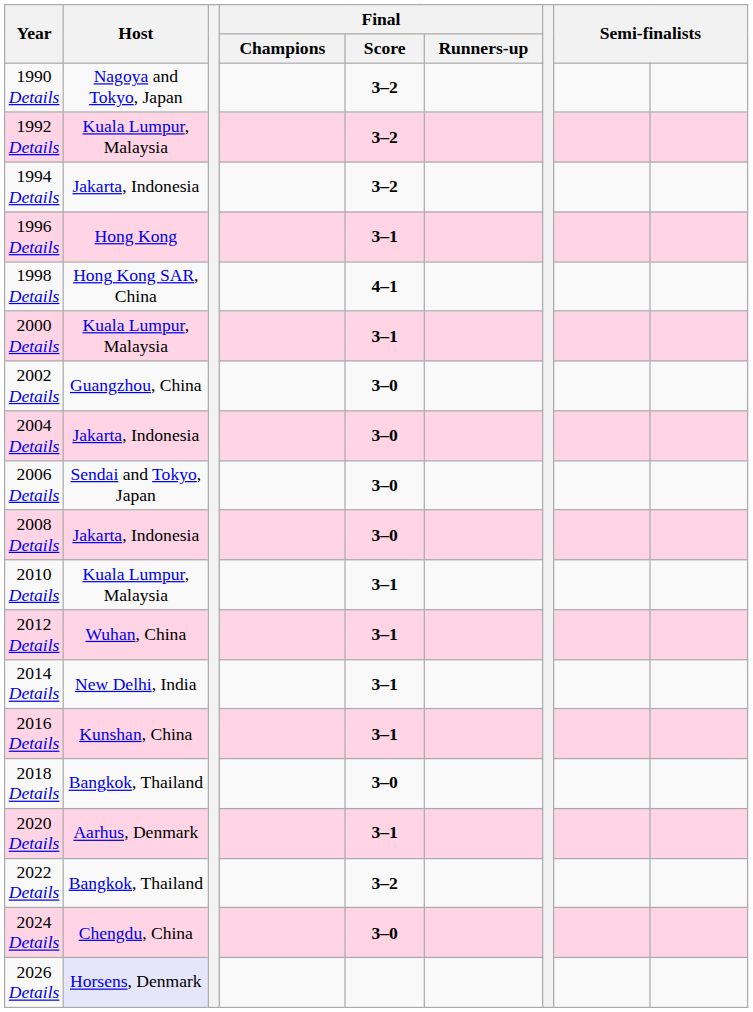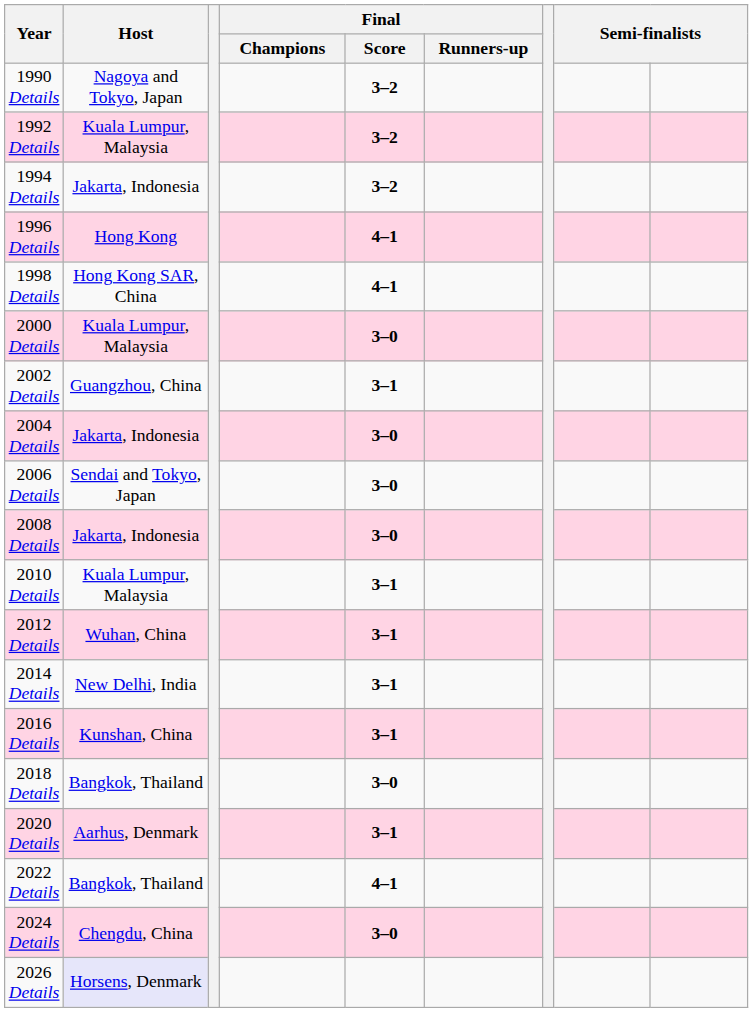(385, 236) 3–1 -> (385, 236) 4–1
(385, 336) 3–1 -> (385, 336) 3–0
(385, 385) 3–0 -> (385, 385) 3–1
(385, 883) 3–2 -> (385, 883) 4–1
